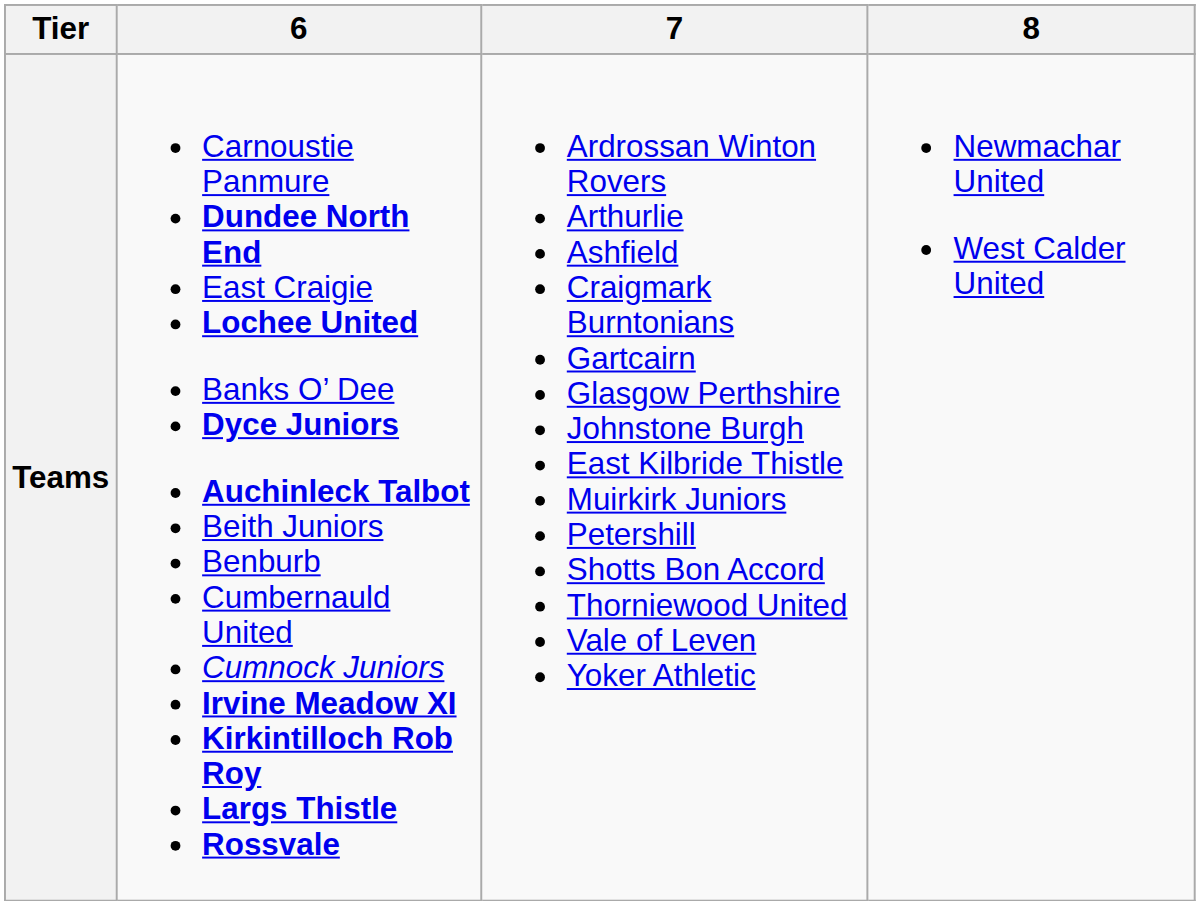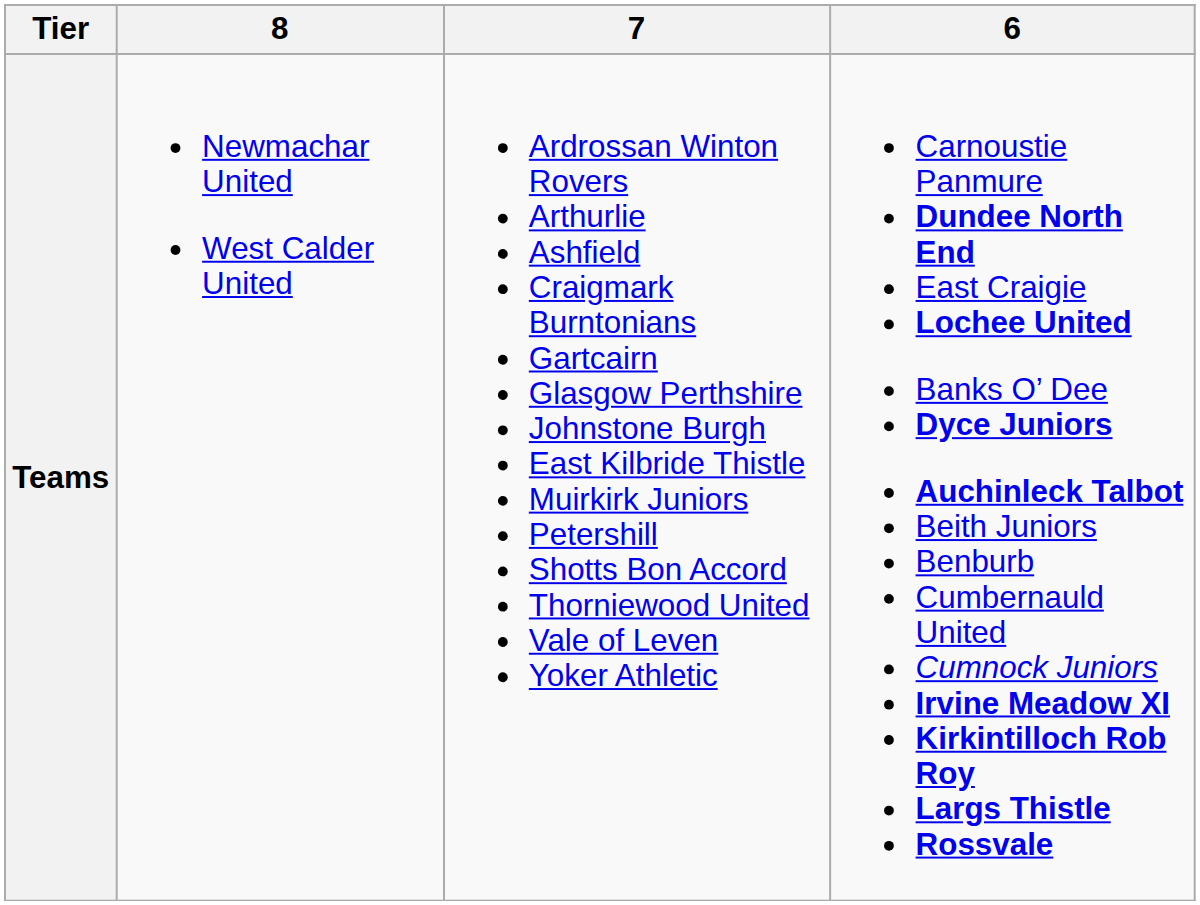columns swapped: (299, 29) <-> (1031, 29)
